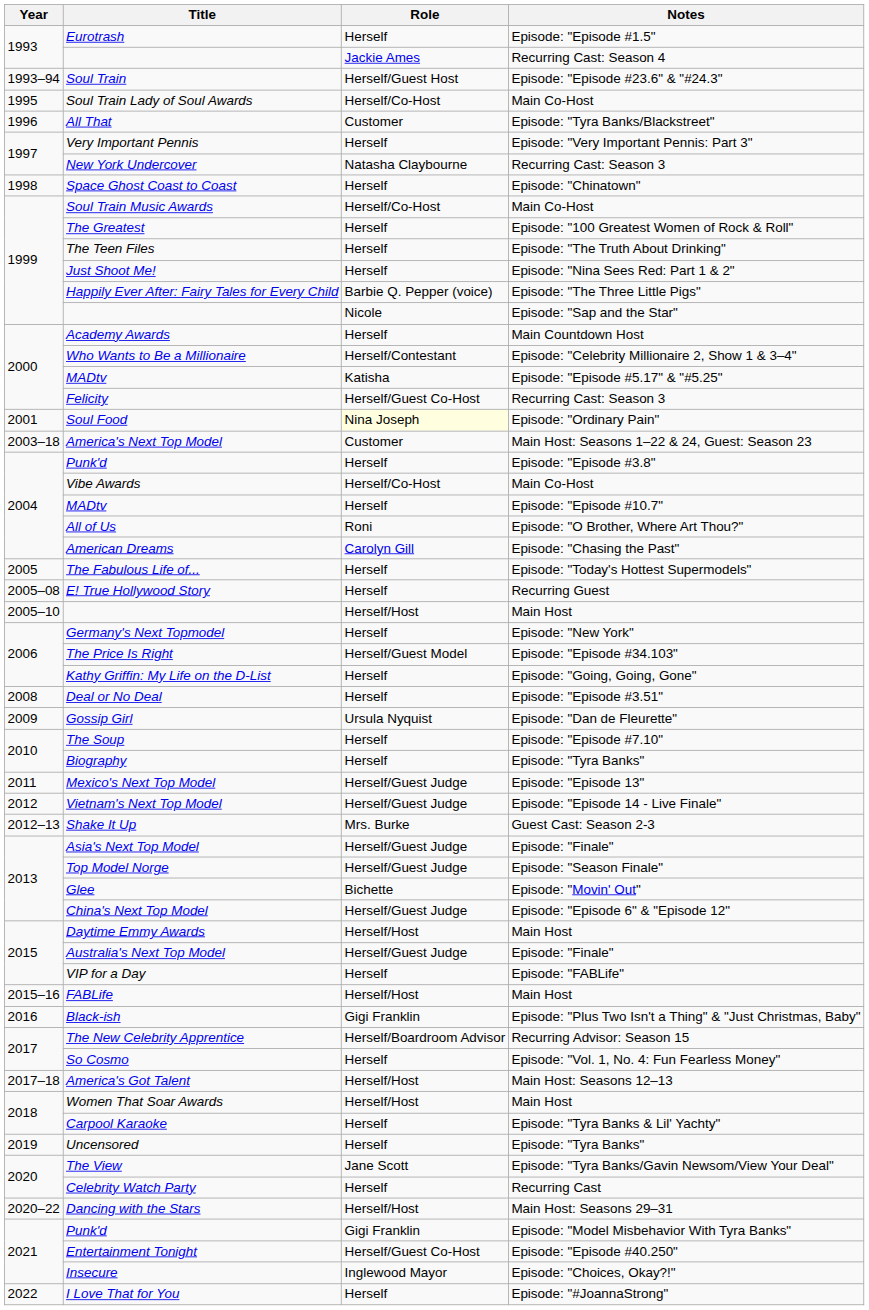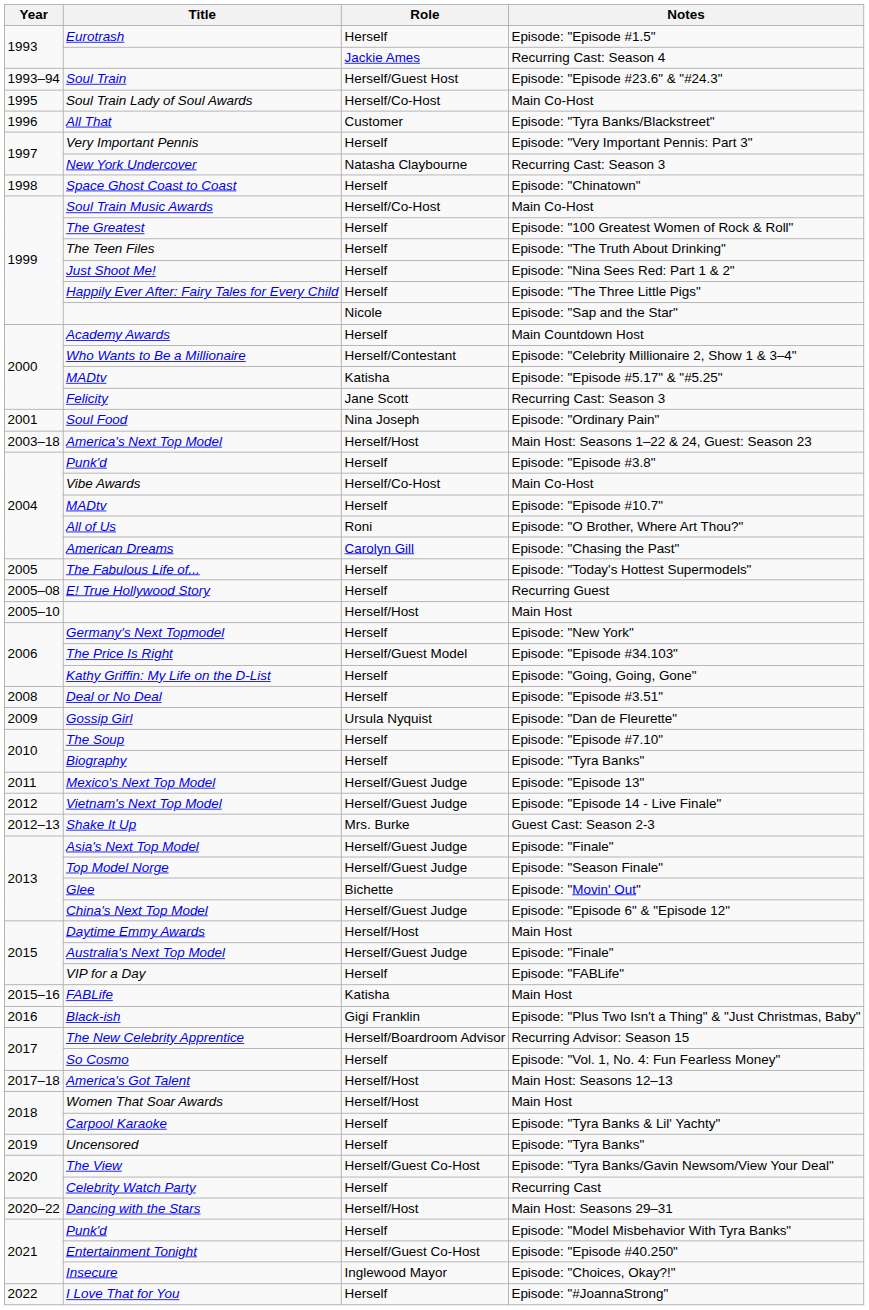(419, 292) Barbie Q. Pepper (voice) -> (366, 292) Herself
(412, 398) Herself/Guest Co-Host -> (376, 398) Jane Scott
(382, 420) lightyellow background -> (382, 420) no background
(374, 441) Customer -> (382, 441) Herself/Host
(382, 995) Herself/Host -> (367, 995) Katisha
(376, 1166) Jane Scott -> (412, 1166) Herself/Guest Co-Host
(382, 1230) Gigi Franklin -> (366, 1230) Herself
